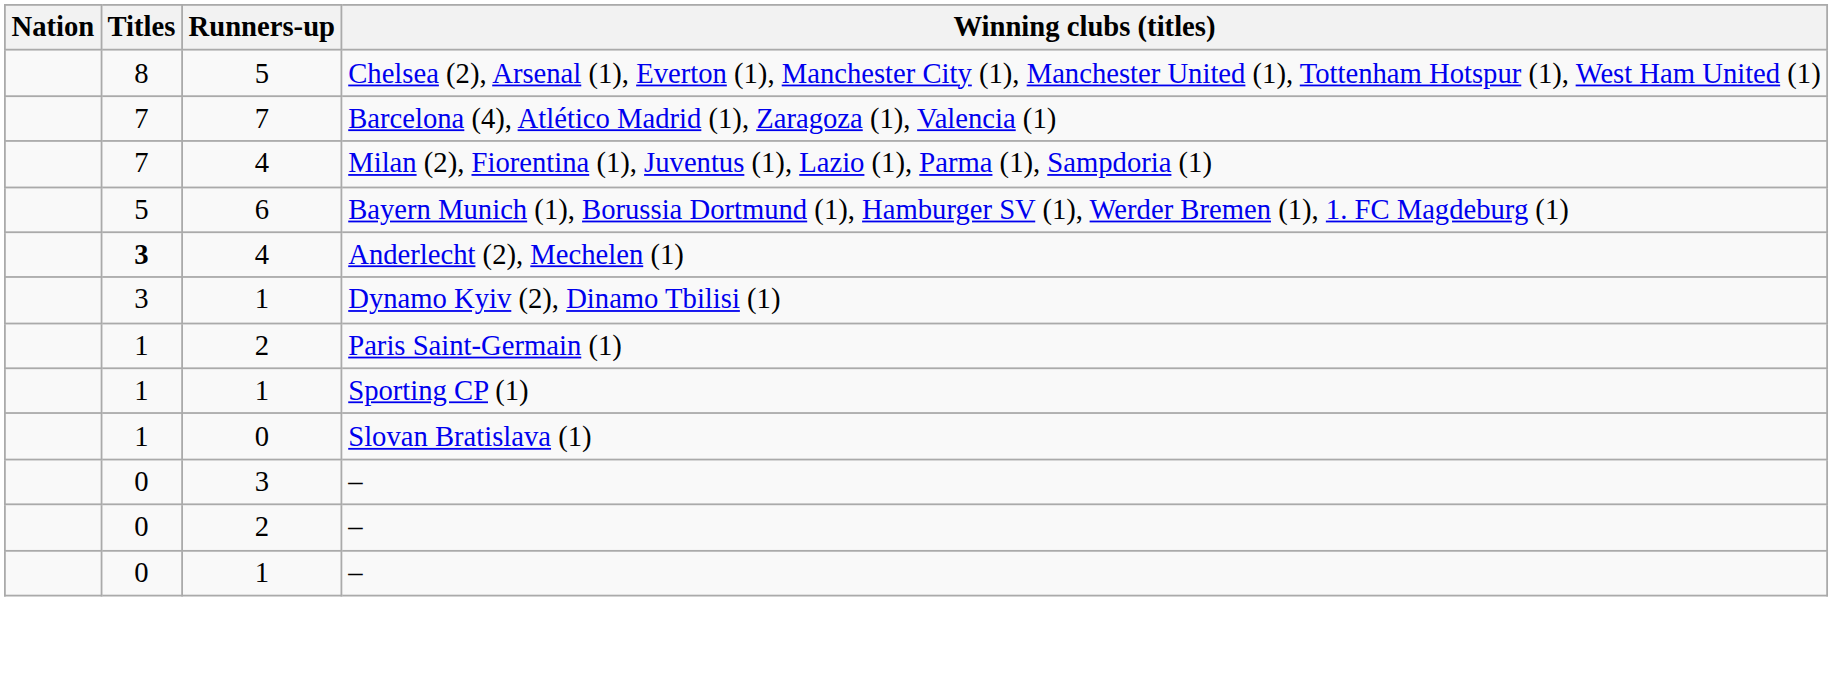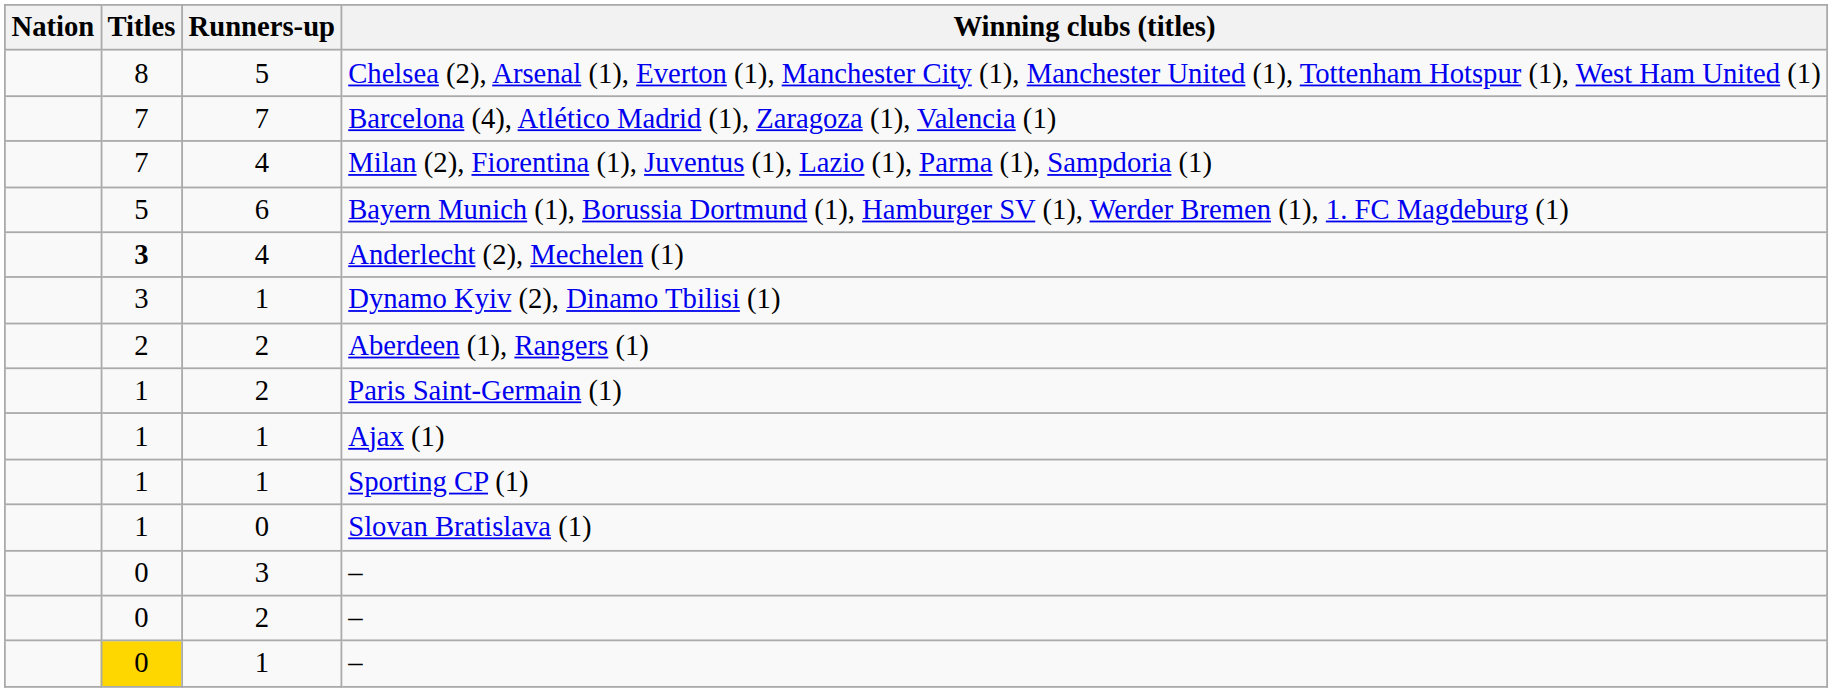+ row: (262, 345)
+ row: (262, 436)
(141, 572) no background -> (141, 663) gold background
